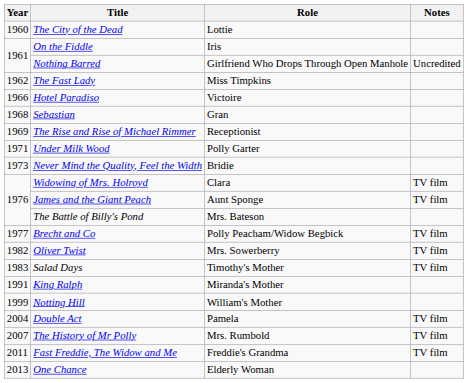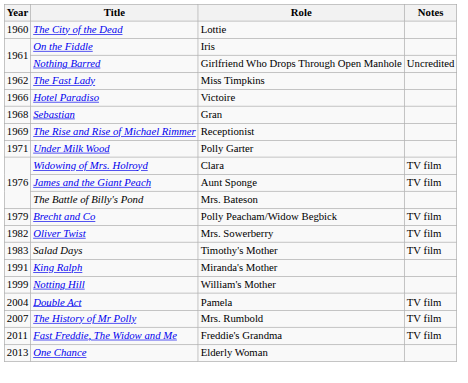- row: (118, 166)
(18, 234) 1977 -> (18, 217) 1979
